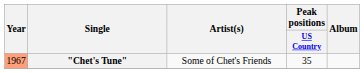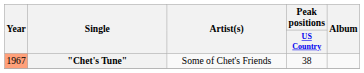(307, 61) 35 -> (307, 61) 38
